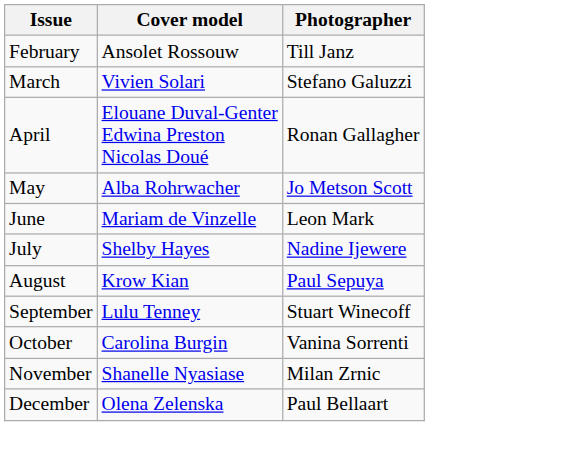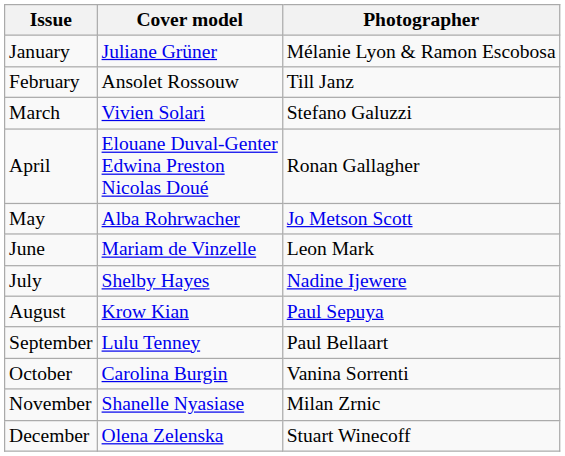+ row: (39, 50)
(349, 311) Stuart Winecoff -> (337, 342) Paul Bellaart
(337, 404) Paul Bellaart -> (349, 435) Stuart Winecoff
